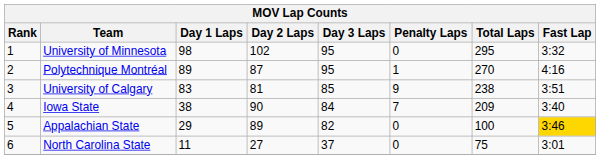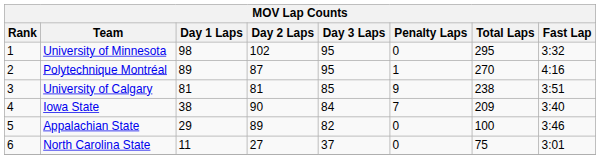(185, 88) 83 -> (185, 88) 81
(553, 126) gold background -> (553, 126) no background
